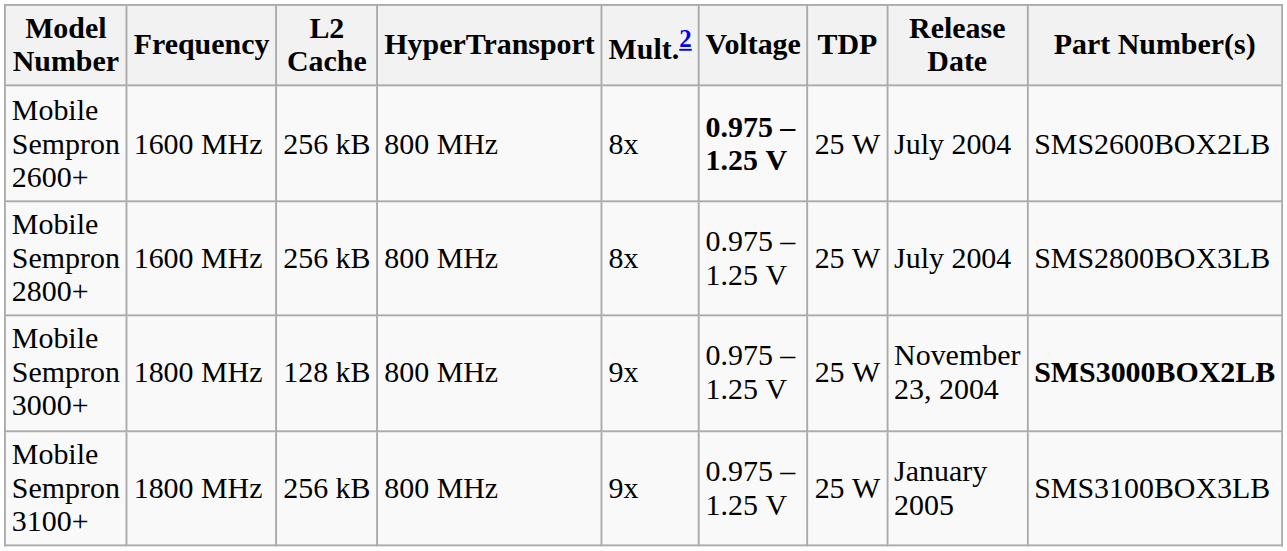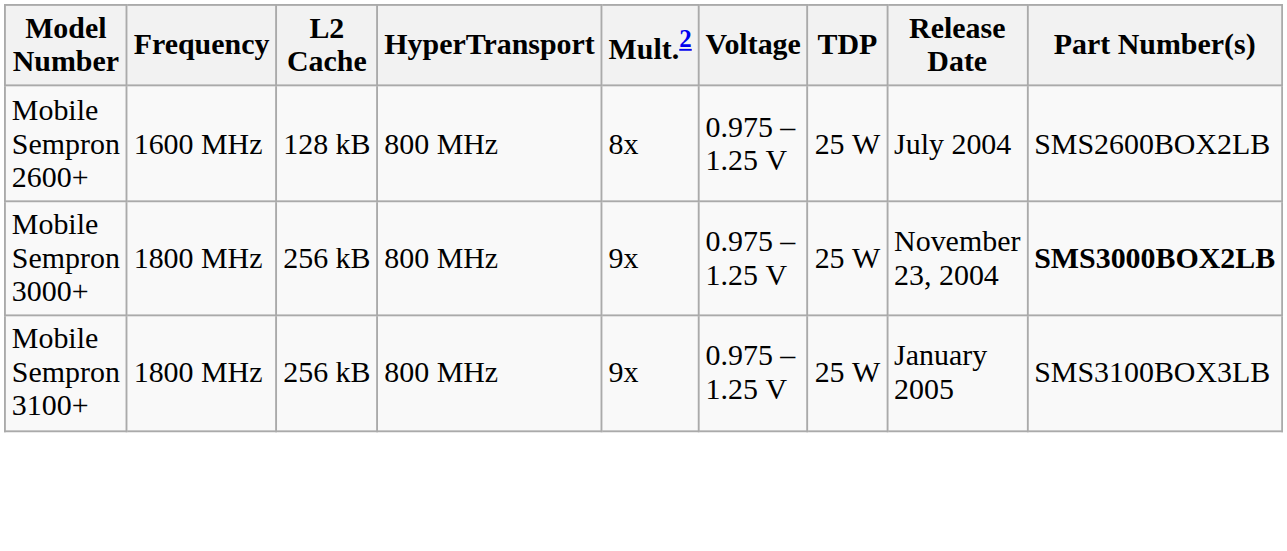(327, 142) 256 kB -> (327, 142) 128 kB
(750, 142) bold -> (750, 142) normal
- row: (66, 257)
(327, 372) 128 kB -> (327, 257) 256 kB
